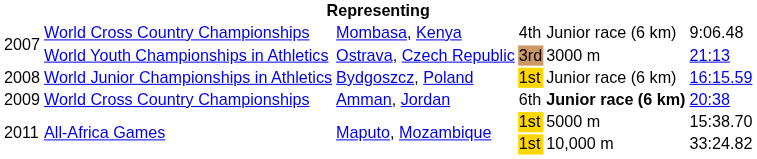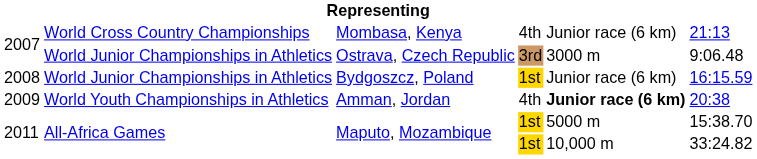(716, 33) 9:06.48 -> (710, 33) 21:13
(186, 55) World Youth Championships in Athletics -> (188, 55) World Junior Championships in Athletics
(710, 55) 21:13 -> (716, 55) 9:06.48
(177, 99) World Cross Country Championships -> (186, 99) World Youth Championships in Athletics
(530, 99) 6th -> (530, 99) 4th
